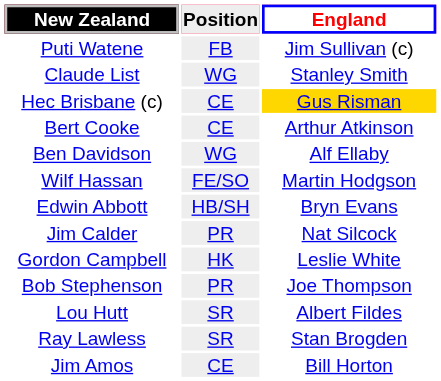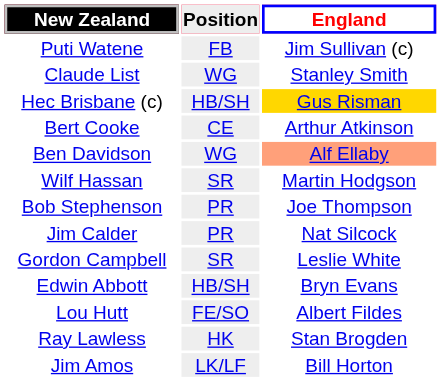(221, 101) CE -> (221, 101) HB/SH
(349, 154) no background -> (349, 154) lightsalmon background
(221, 180) FE/SO -> (221, 180) SR
rows swapped: (92, 207) <-> (92, 286)
(221, 259) HK -> (221, 259) SR
(221, 312) SR -> (221, 312) FE/SO
(221, 339) SR -> (221, 339) HK
(221, 365) CE -> (221, 365) LK/LF
